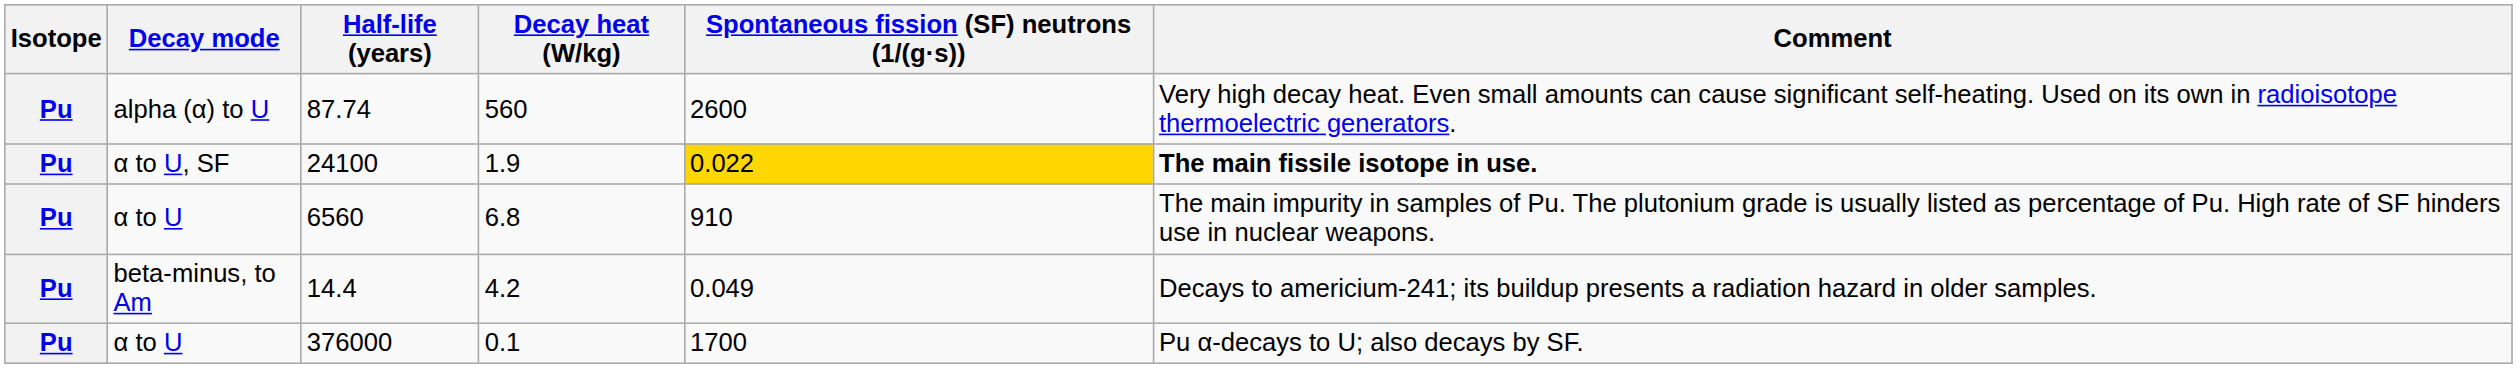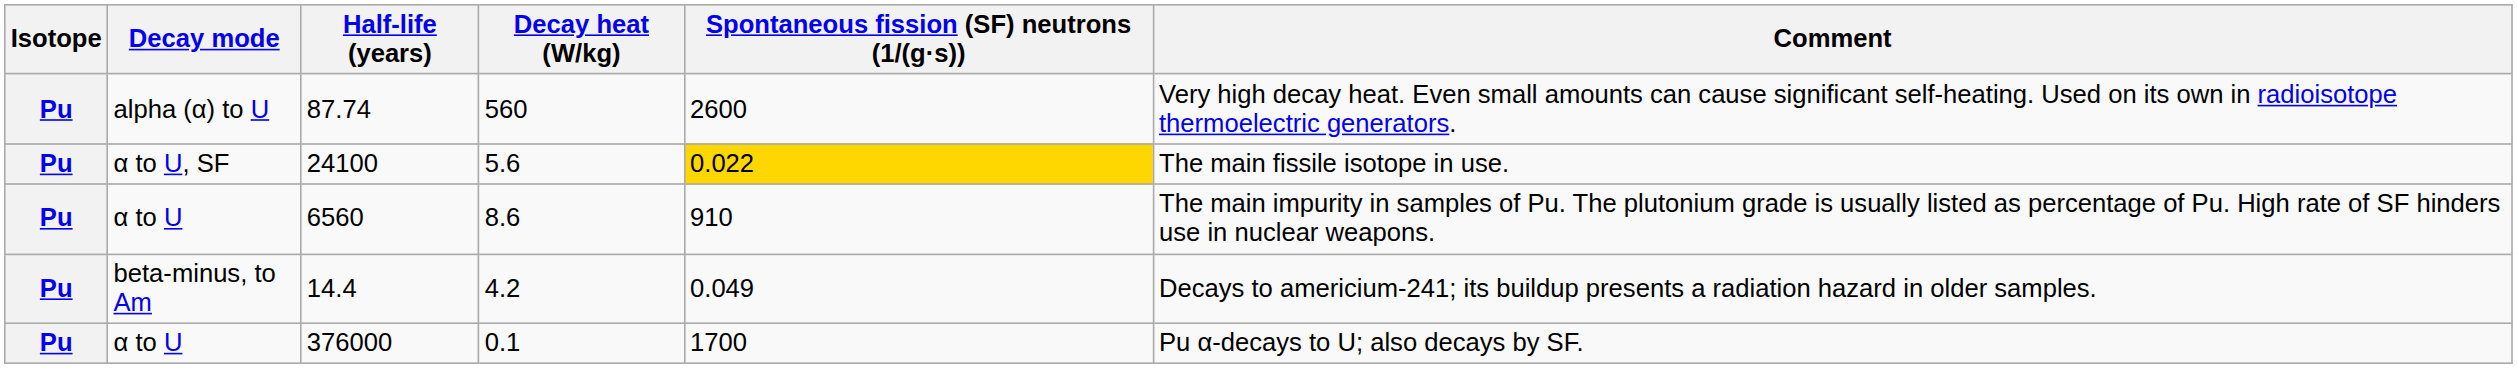(502, 163) 1.9 -> (502, 163) 5.6
(1348, 163) bold -> (1334, 163) normal
(502, 218) 6.8 -> (502, 218) 8.6
